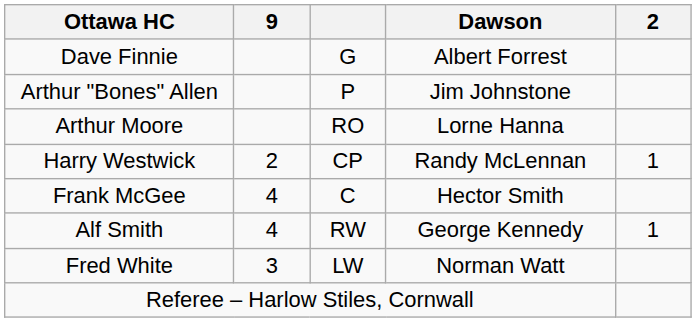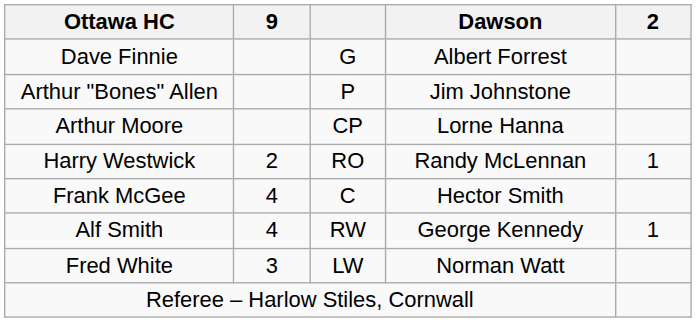(348, 126) RO -> (348, 126) CP
(348, 160) CP -> (348, 160) RO
